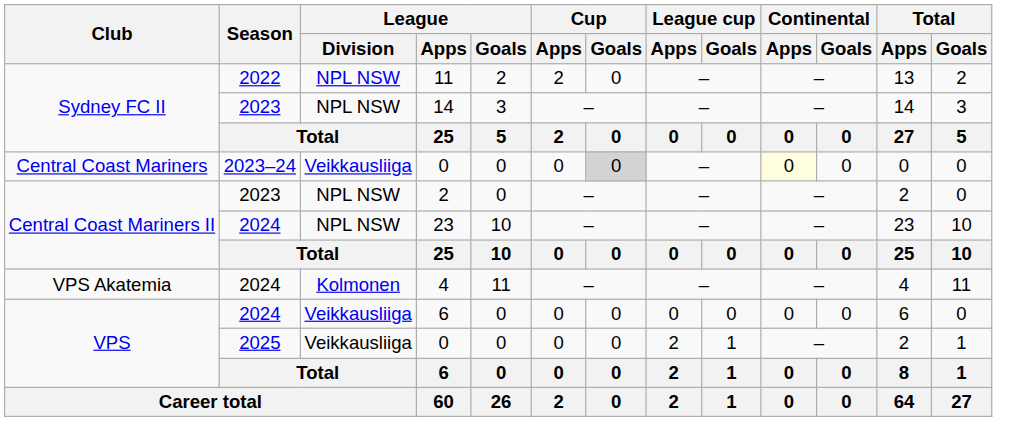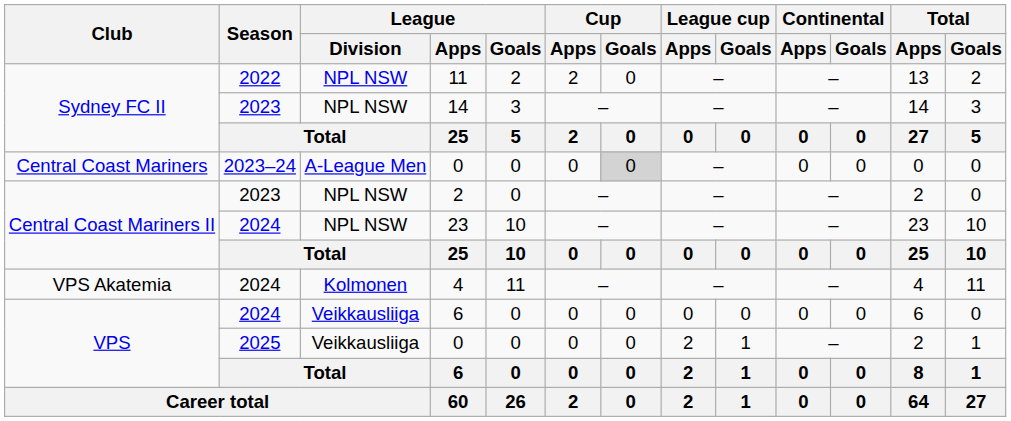(358, 166) Veikkausliiga -> (365, 166) A-League Men
(789, 166) lightyellow background -> (803, 166) no background
